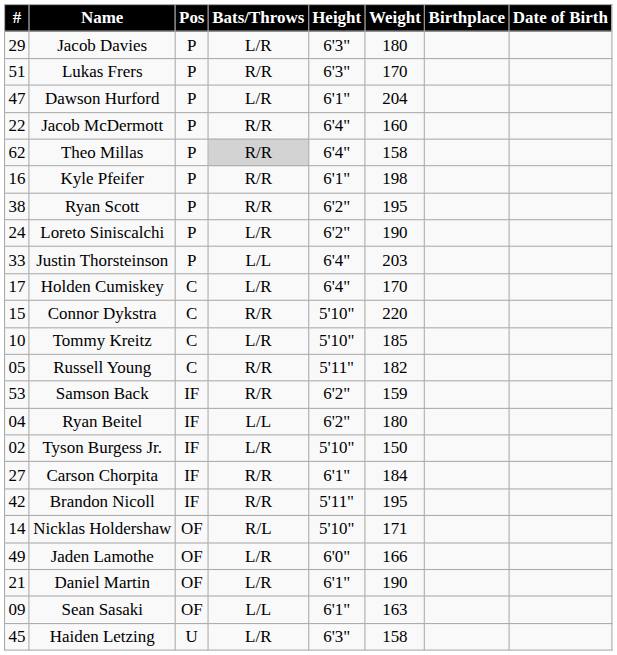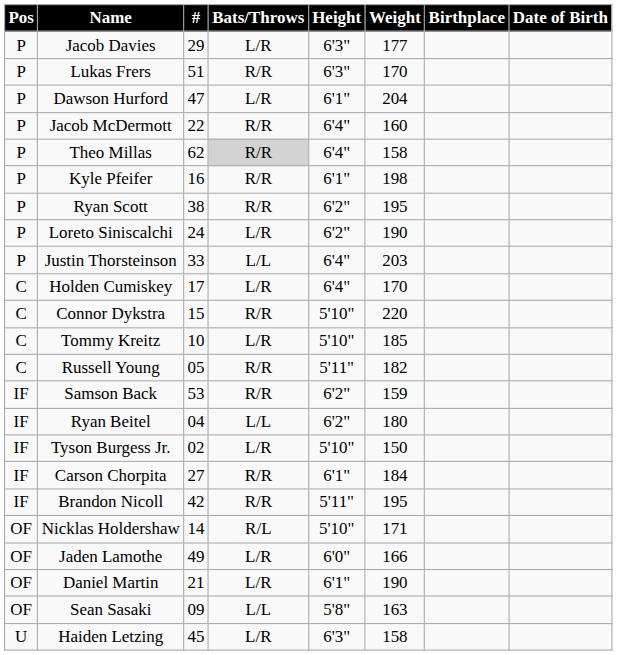columns swapped: (17, 17) <-> (192, 17)
(395, 44) 180 -> (395, 44) 177
(337, 609) 6'1" -> (337, 609) 5'8"
